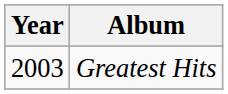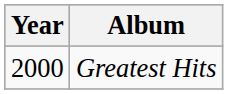(37, 67) 2003 -> (37, 67) 2000
